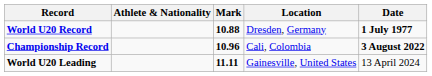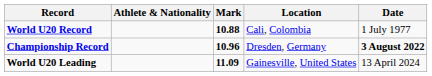(286, 29) Dresden, Germany -> (279, 29) Cali, Colombia
(387, 29) bold -> (386, 29) normal
(279, 46) Cali, Colombia -> (286, 46) Dresden, Germany
(227, 63) 11.11 -> (227, 63) 11.09
